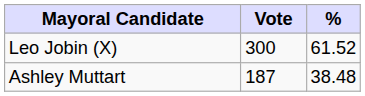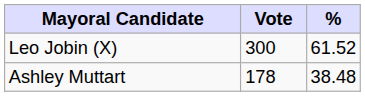(260, 76) 187 -> (260, 76) 178
